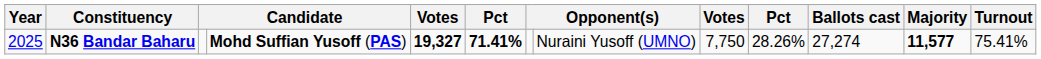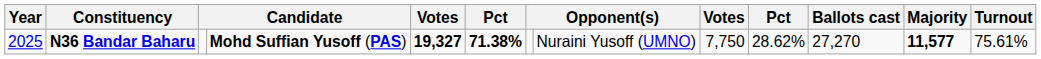(495, 42) 71.41% -> (495, 42) 71.38%
(778, 42) 28.26% -> (778, 42) 28.62%
(836, 42) 27,274 -> (836, 42) 27,270
(1001, 42) 75.41% -> (1001, 42) 75.61%
